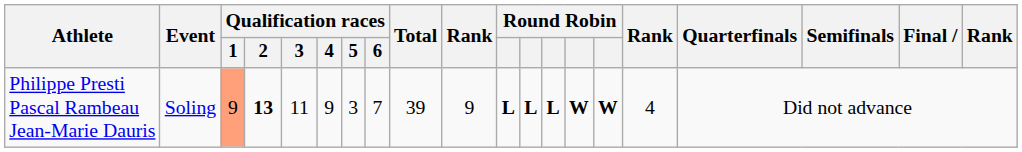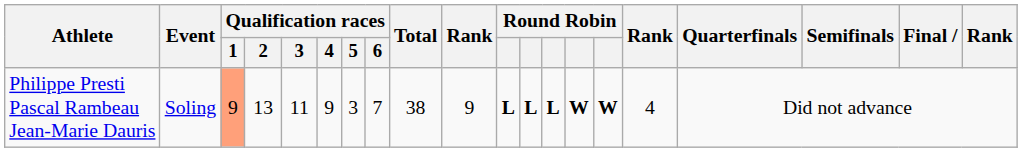(263, 107) bold -> (263, 107) normal
(416, 107) 39 -> (416, 107) 38
